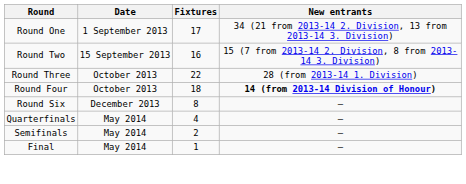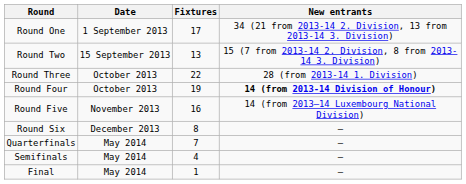(196, 56) 16 -> (196, 56) 13
(196, 90) 18 -> (196, 90) 19
+ row: (41, 109)
(196, 118) 4 -> (196, 143) 7
(196, 133) 2 -> (196, 157) 4
